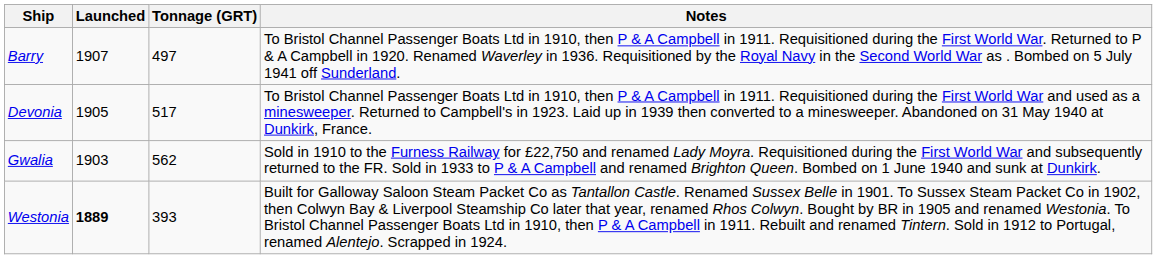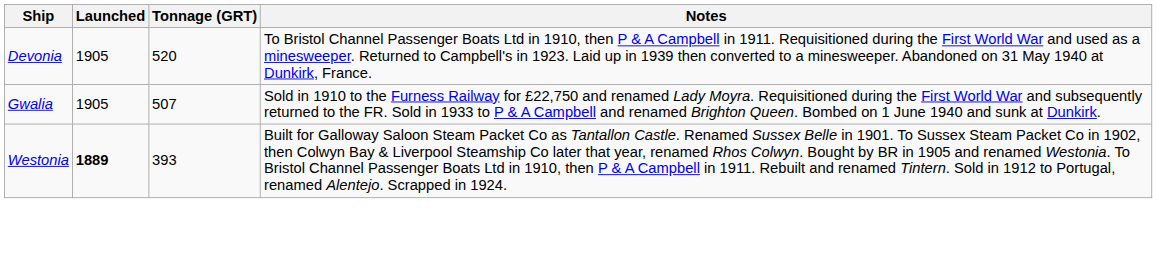- row: (25, 56)
(164, 112) 517 -> (164, 56) 520
(92, 160) 1903 -> (92, 104) 1905
(164, 160) 562 -> (164, 104) 507
